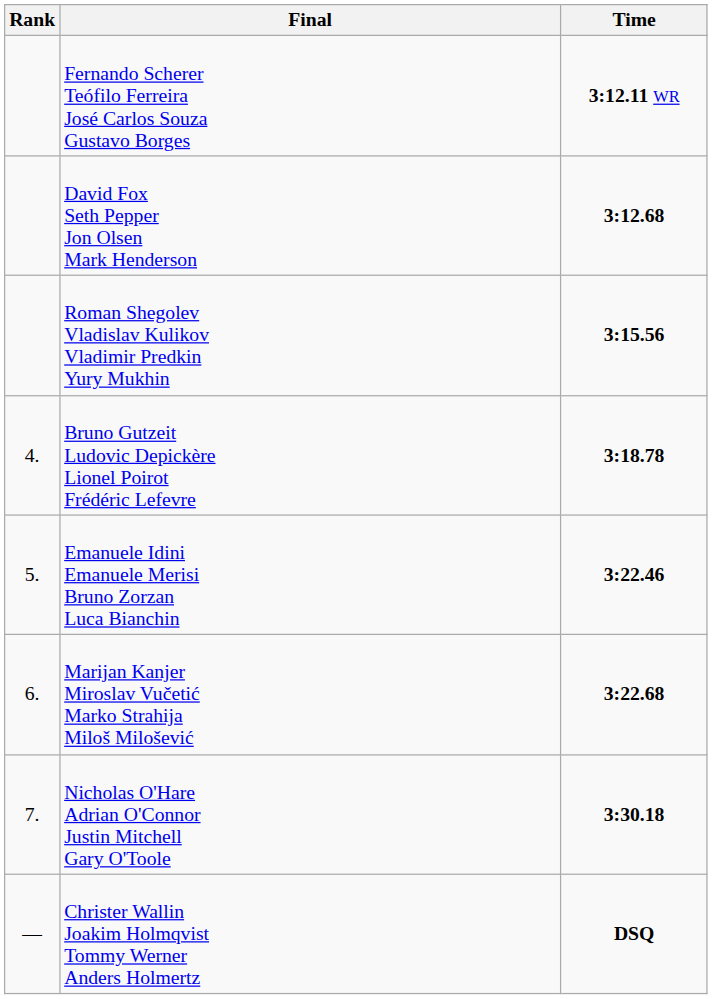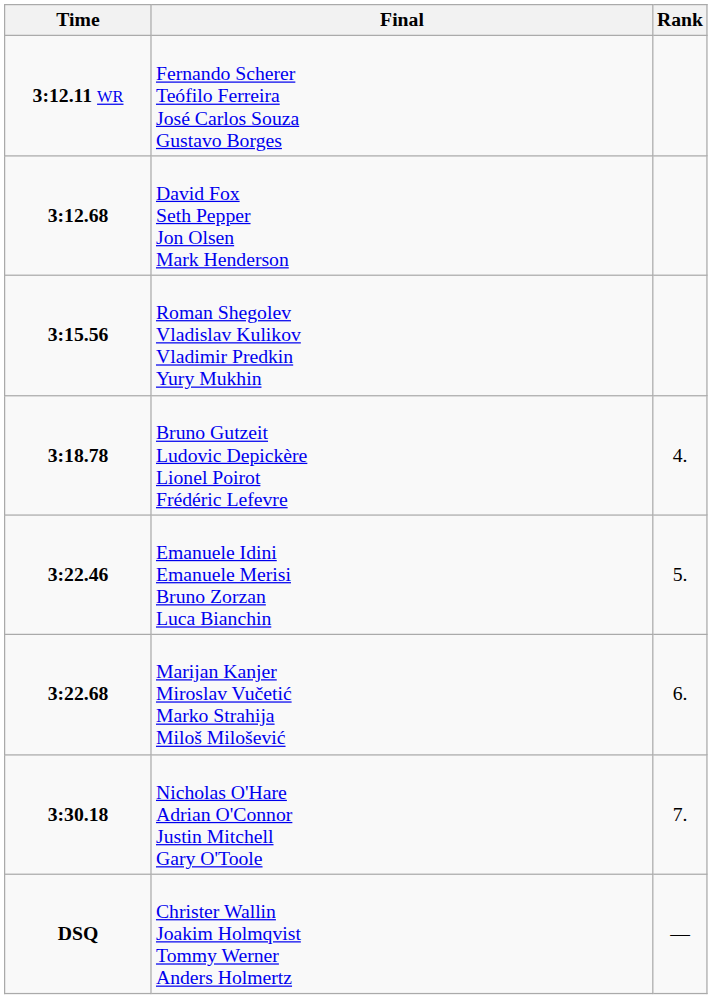columns swapped: (32, 20) <-> (634, 20)
